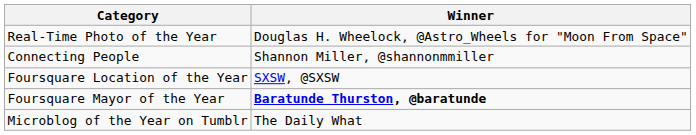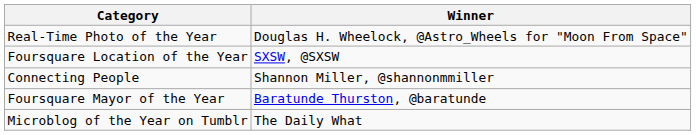rows swapped: (73, 57) <-> (128, 78)
(370, 99) bold -> (370, 99) normal
